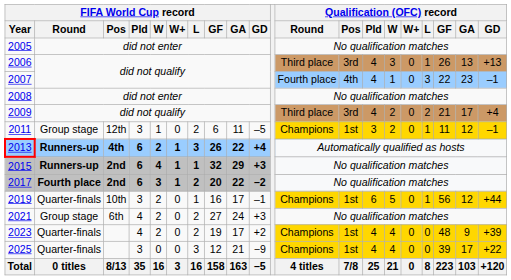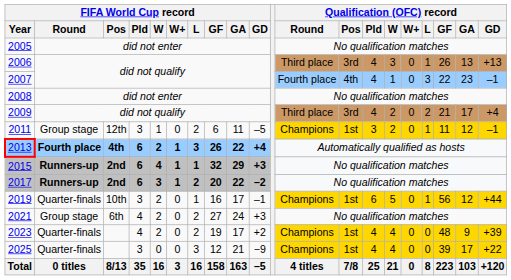(69, 148) Runners-up -> (69, 148) Fourth place
(69, 182) Fourth place -> (69, 182) Runners-up
